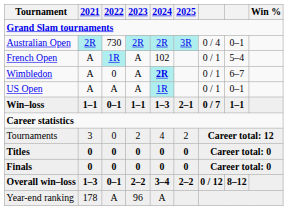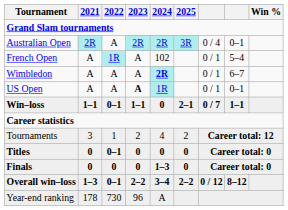(114, 43) 730 -> (114, 43) A
(114, 74) 0 -> (114, 74) A
(138, 89) normal -> (138, 89) bold
(162, 105) 1–3 -> (162, 105) 0
(114, 136) 0 -> (114, 136) 1
(114, 151) 0 -> (114, 151) 0–1
(162, 167) 0 -> (162, 167) 1–3
(114, 197) A -> (114, 197) 730
